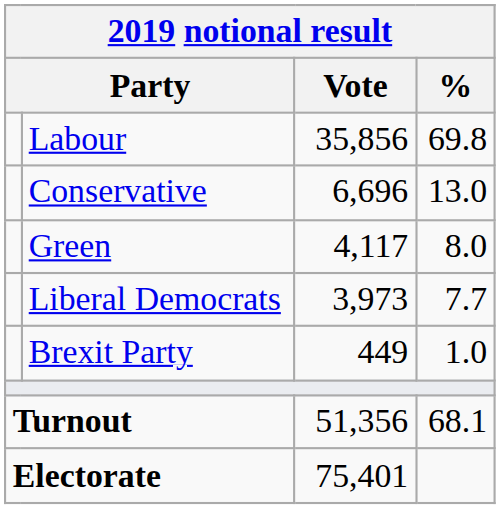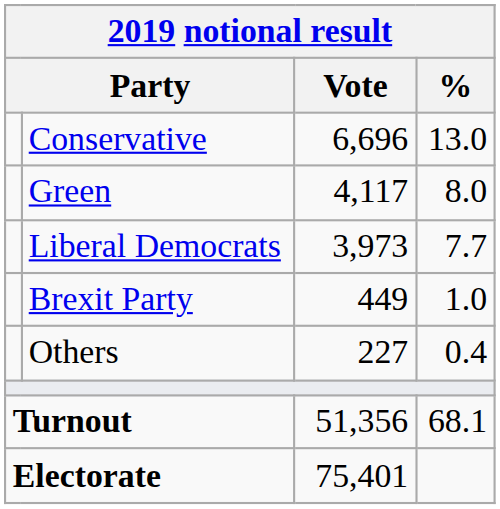- row: (77, 138)
+ row: (74, 352)
